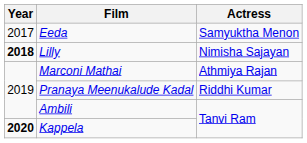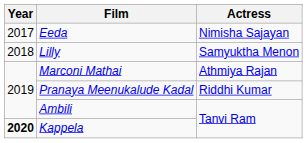(249, 33) Samyuktha Menon -> (244, 33) Nimisha Sajayan
(20, 52) bold -> (20, 52) normal
(244, 52) Nimisha Sajayan -> (249, 52) Samyuktha Menon
